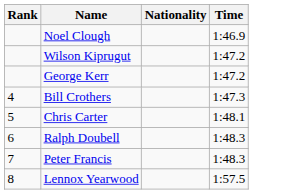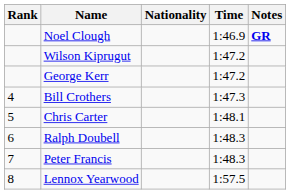+ column: (267, 14)
